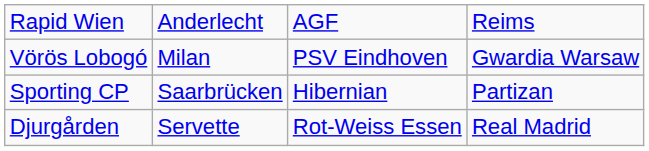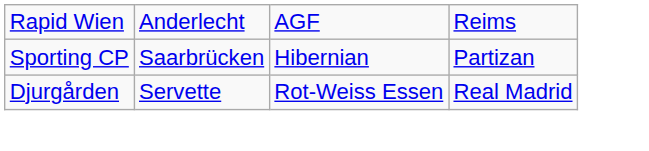- row: (79, 57)
